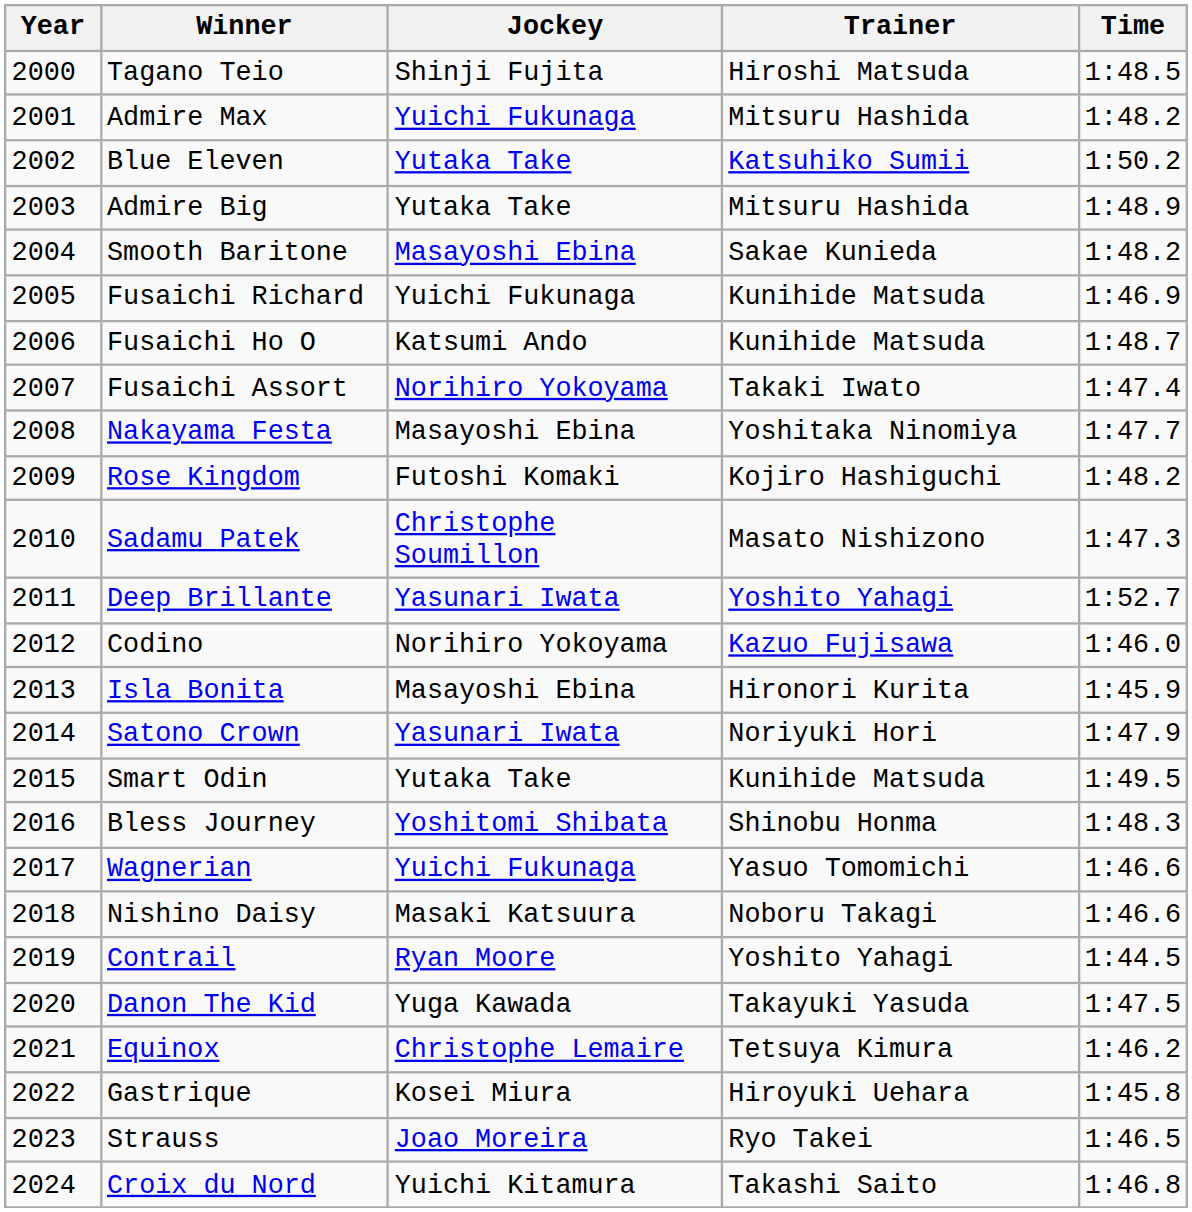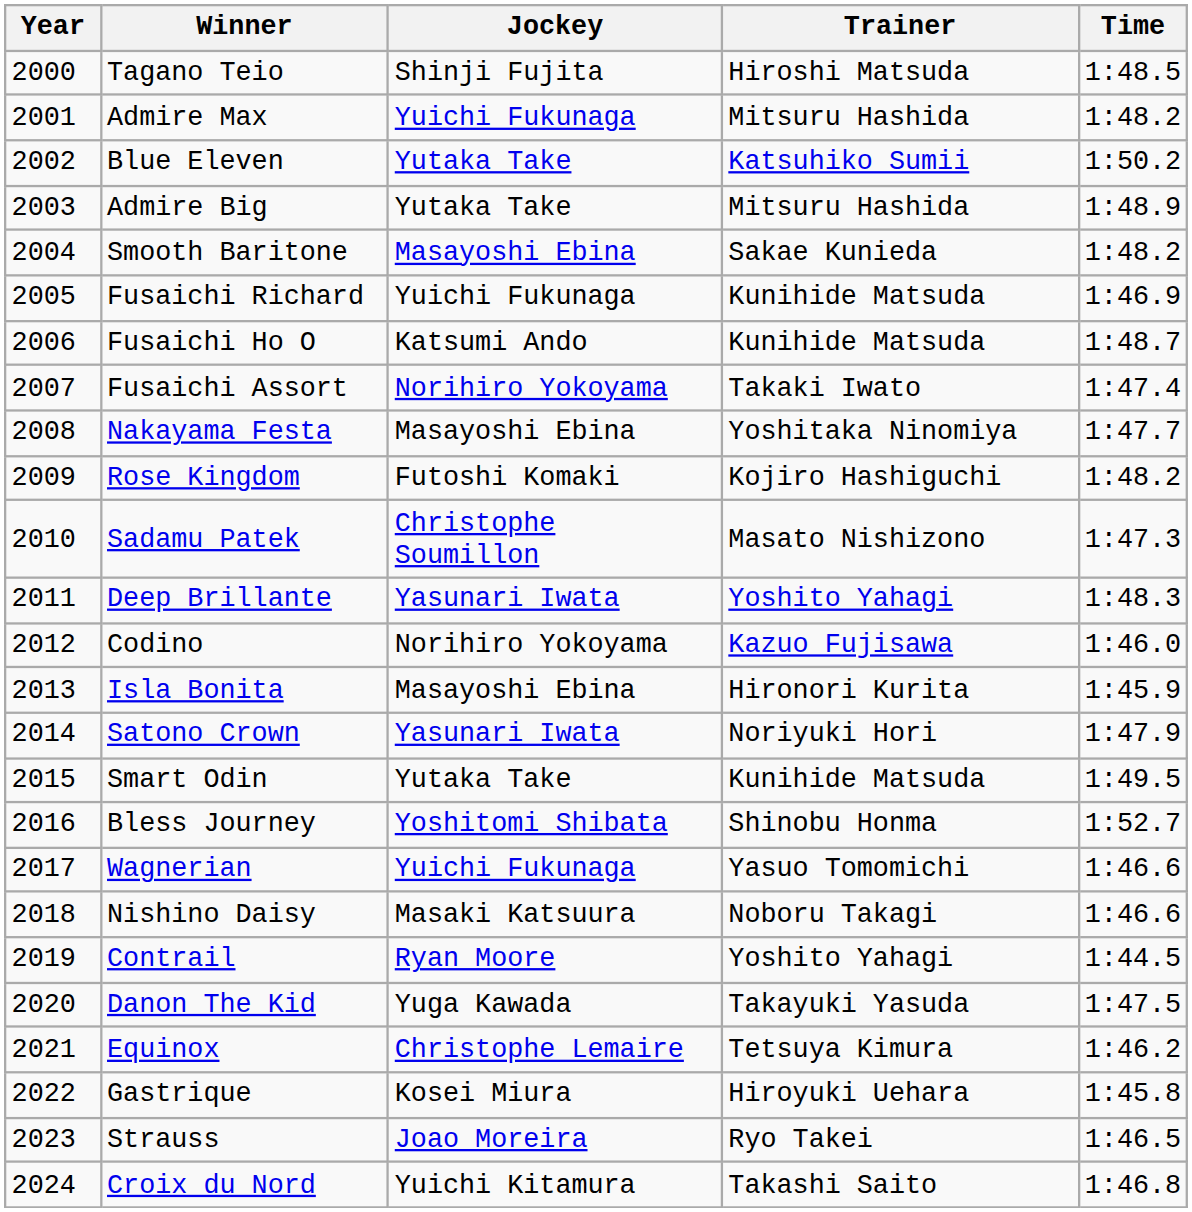(1133, 600) 1:52.7 -> (1133, 600) 1:48.3
(1133, 825) 1:48.3 -> (1133, 825) 1:52.7
